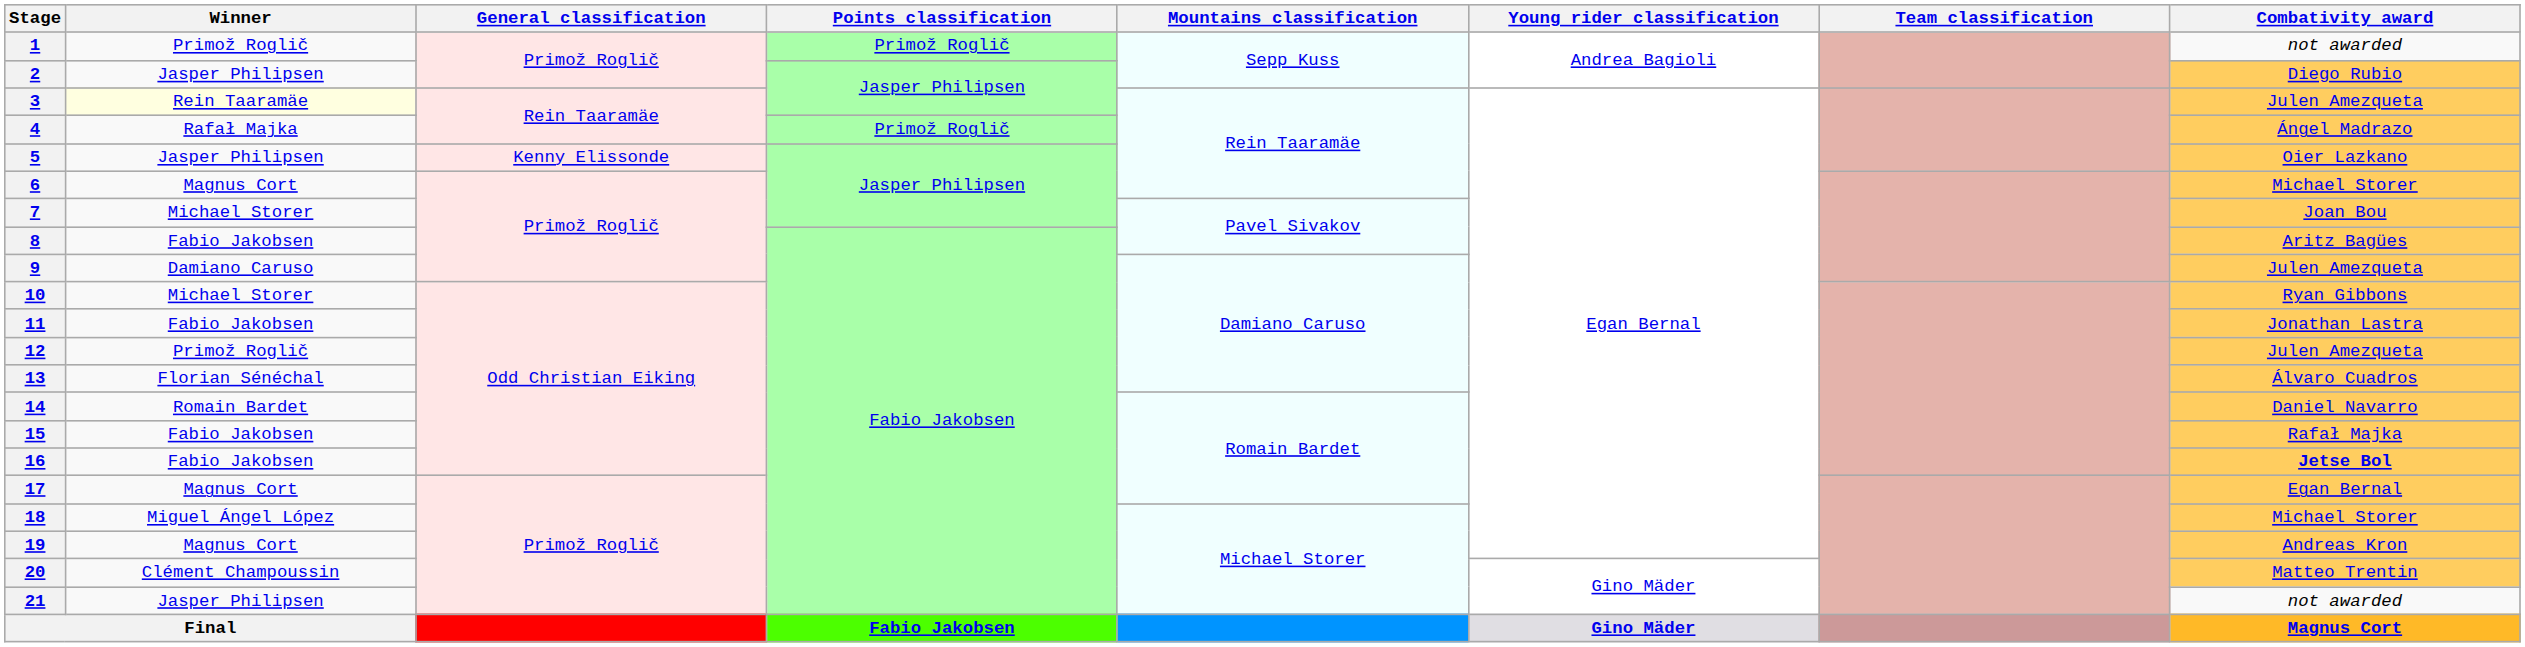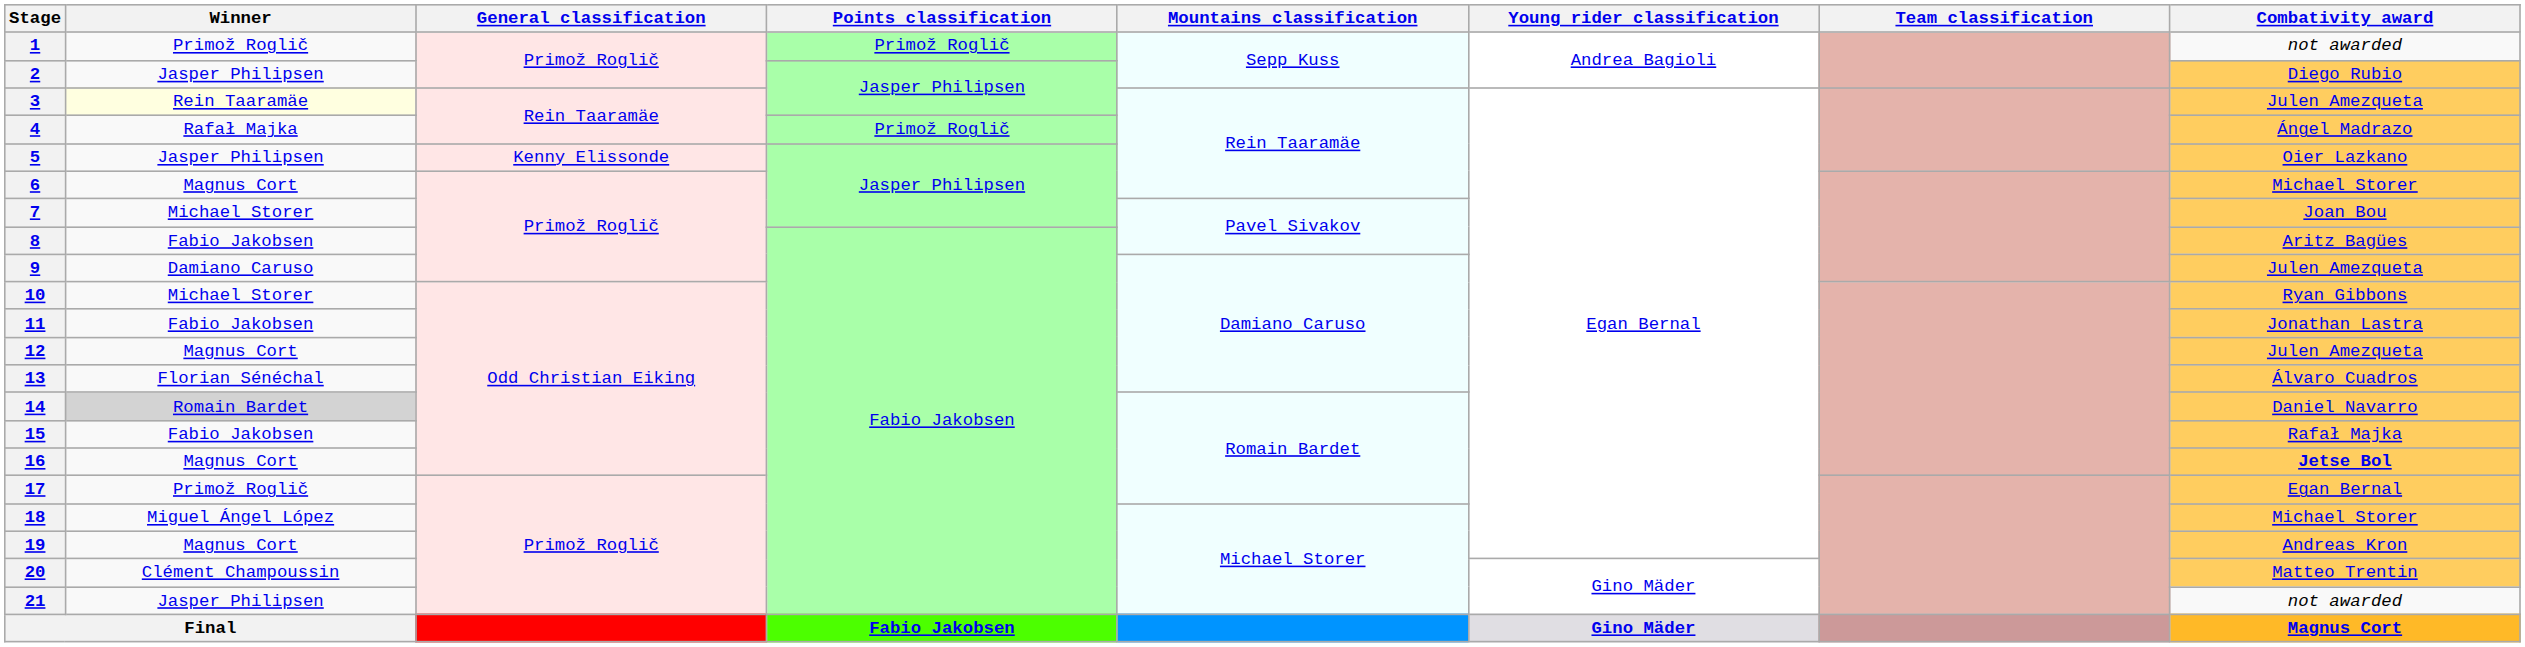(241, 351) Primož Roglič -> (241, 351) Magnus Cort
(241, 406) no background -> (241, 406) lightgrey background
(241, 462) Fabio Jakobsen -> (241, 462) Magnus Cort
(241, 489) Magnus Cort -> (241, 489) Primož Roglič
